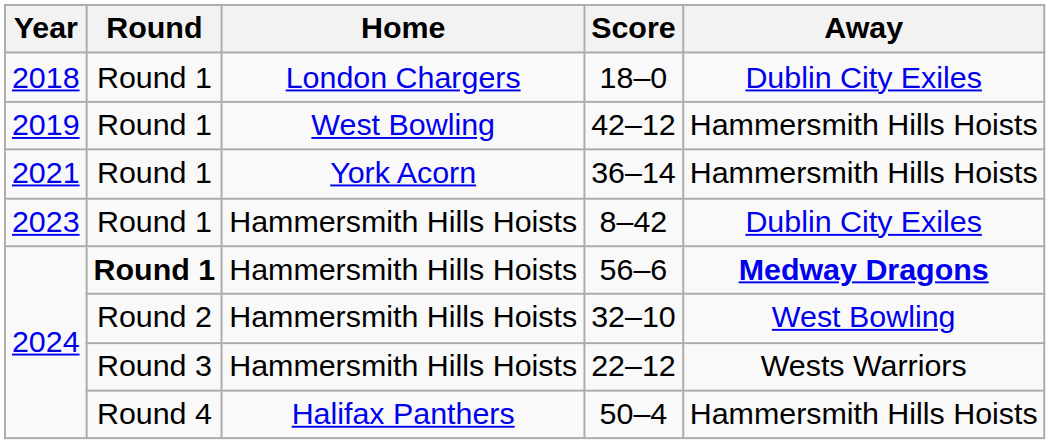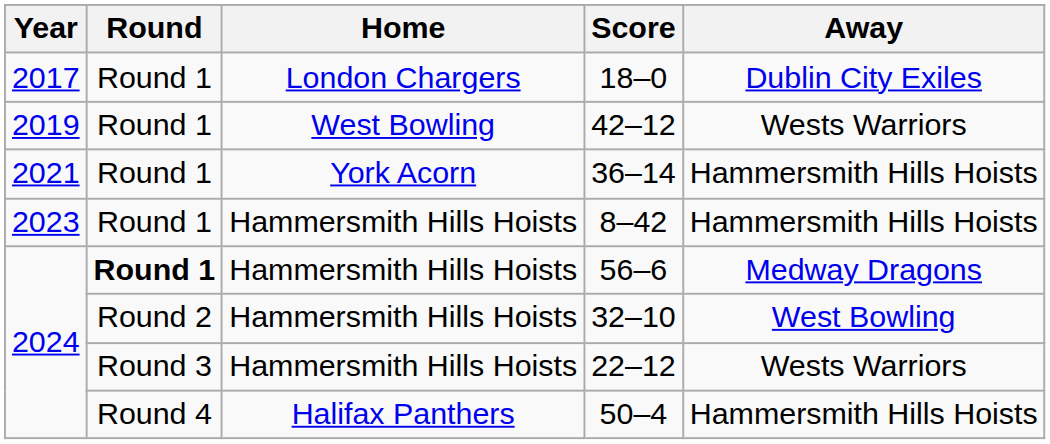(46, 76) 2018 -> (46, 76) 2017
(864, 125) Hammersmith Hills Hoists -> (864, 125) Wests Warriors
(864, 221) Dublin City Exiles -> (864, 221) Hammersmith Hills Hoists
(864, 269) bold -> (864, 269) normal
